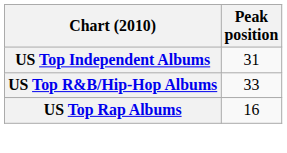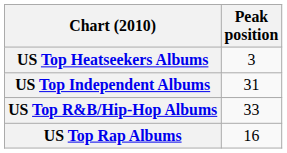+ row: (113, 60)
